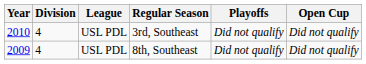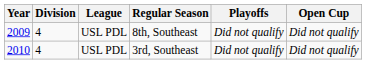rows swapped: (165, 50) <-> (165, 31)
